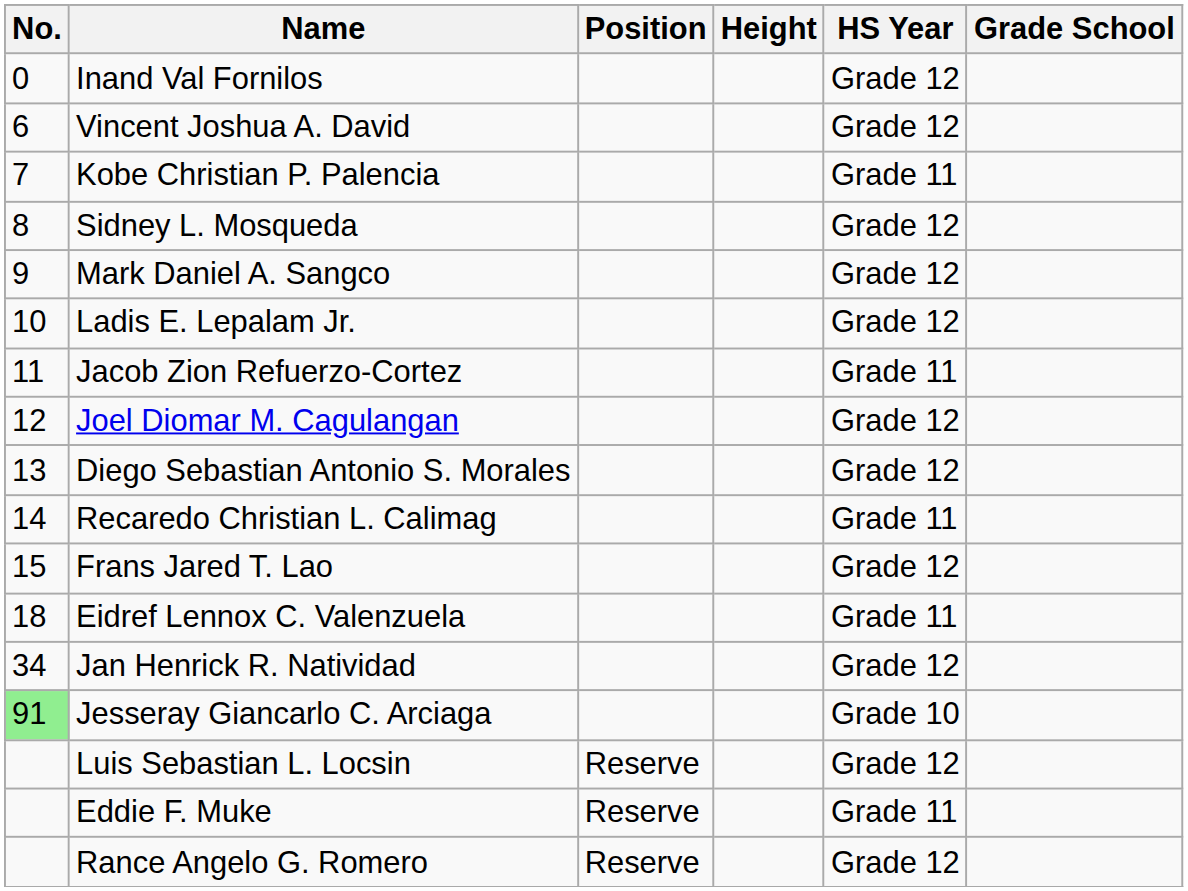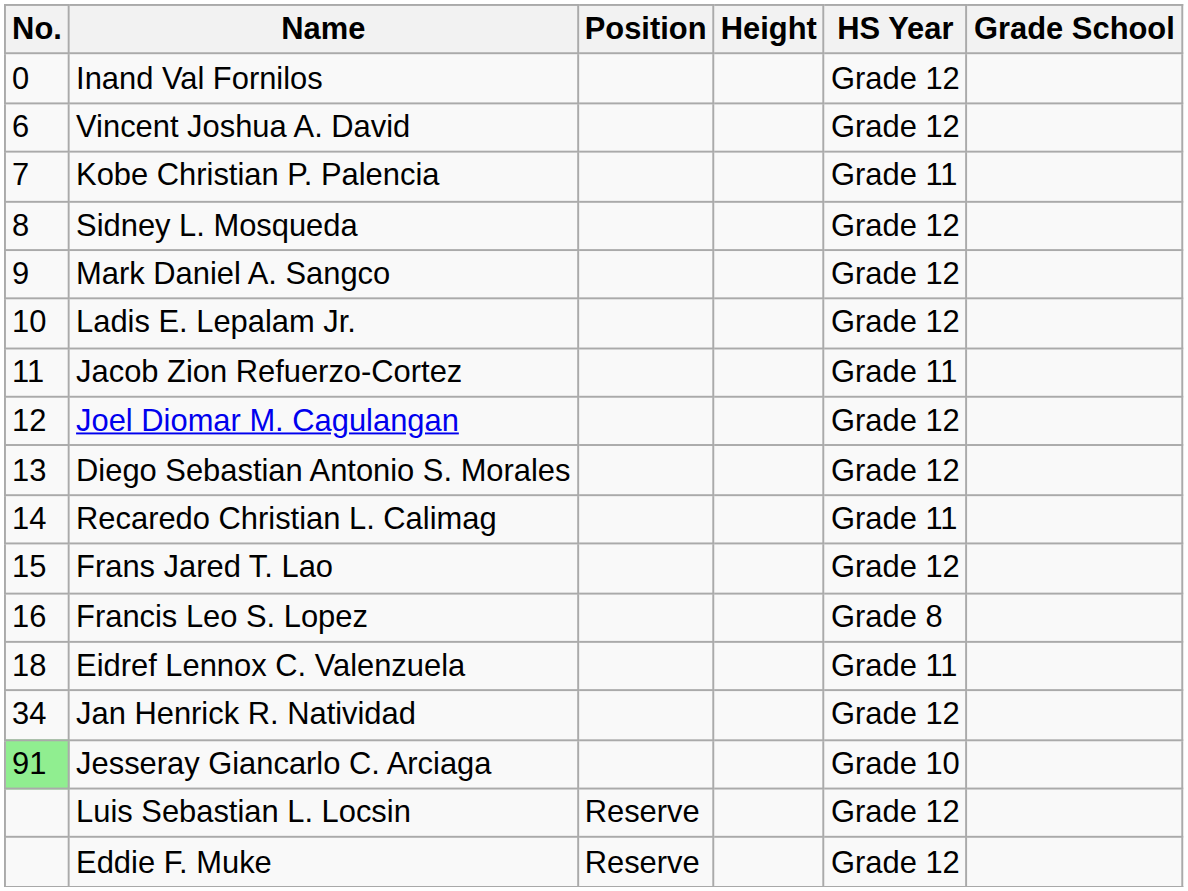+ row: (222, 616)
(894, 812) Grade 11 -> (895, 861) Grade 12
- row: (252, 861)
